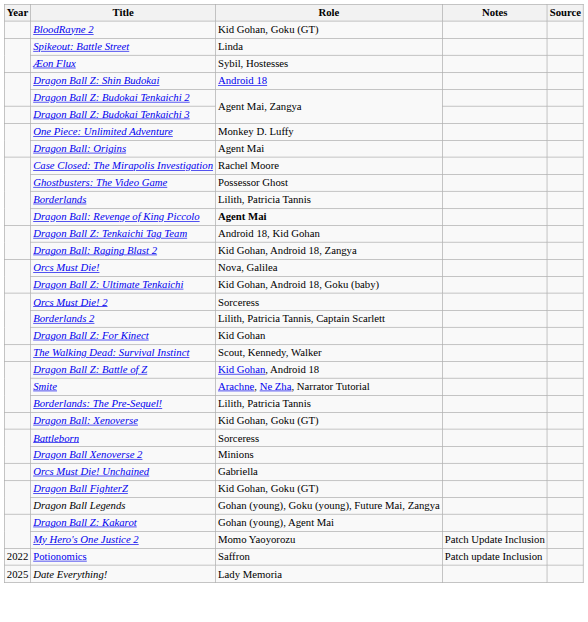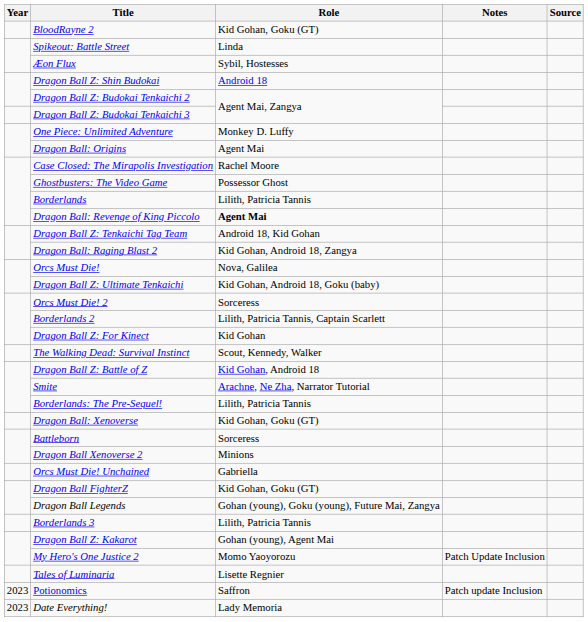+ row: (64, 523)
+ row: (74, 574)
(18, 557) 2022 -> (18, 591) 2023
(18, 574) 2025 -> (18, 608) 2023
